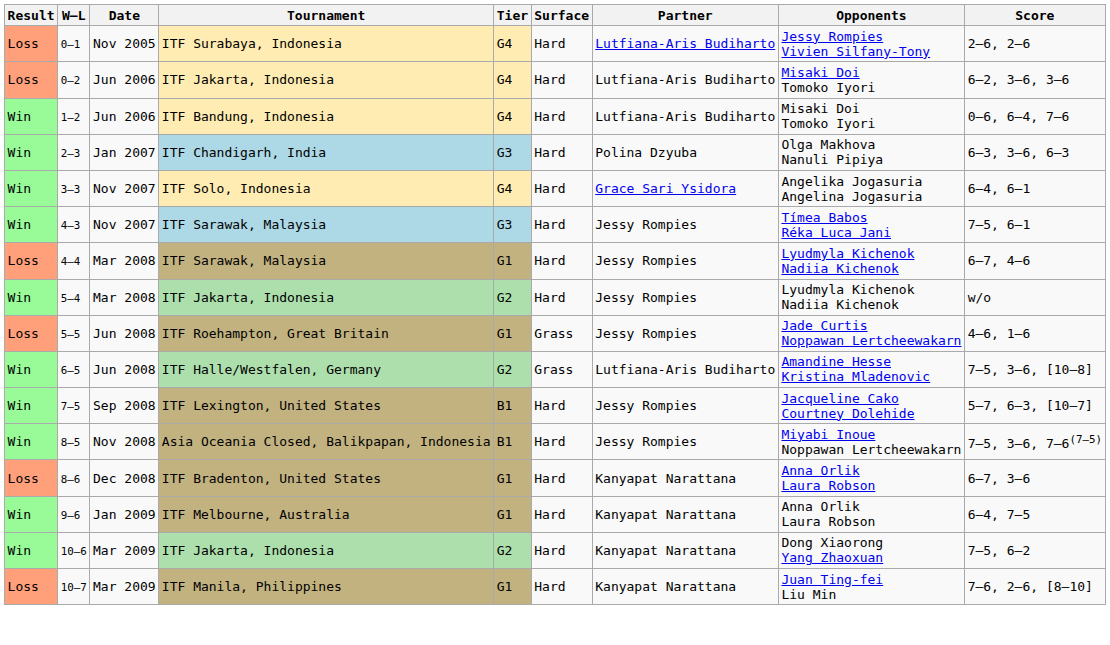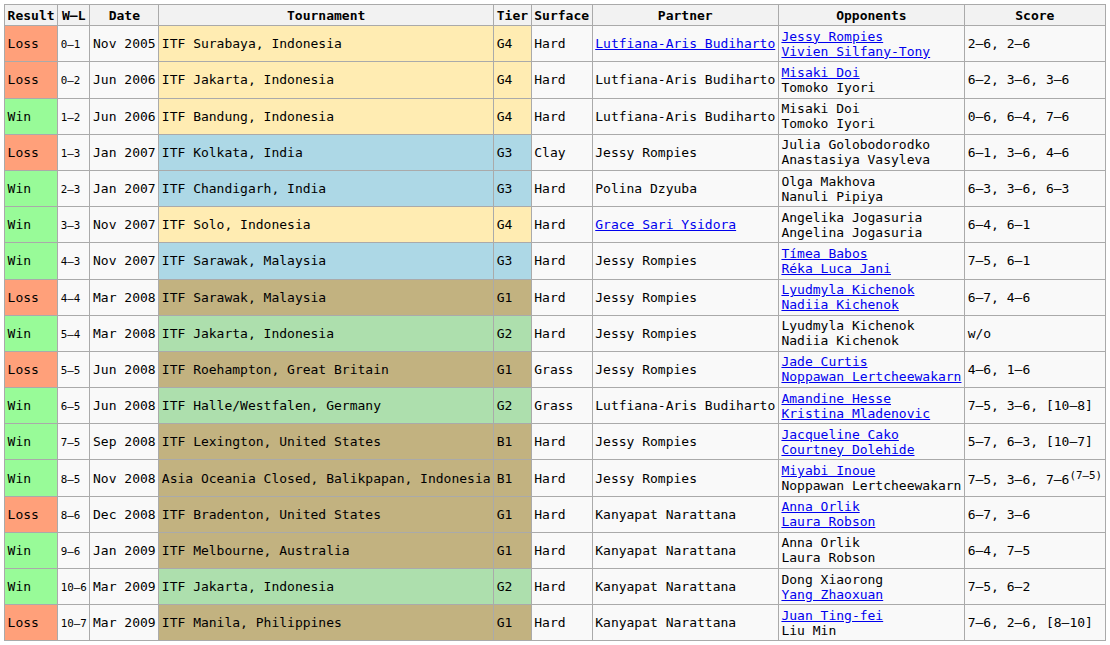+ row: (71, 153)
